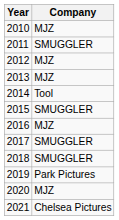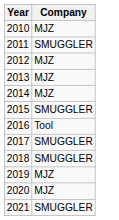(44, 93) Tool -> (44, 93) MJZ
(44, 126) MJZ -> (44, 126) Tool
(65, 175) Park Pictures -> (44, 175) MJZ
(73, 207) Chelsea Pictures -> (63, 207) SMUGGLER
